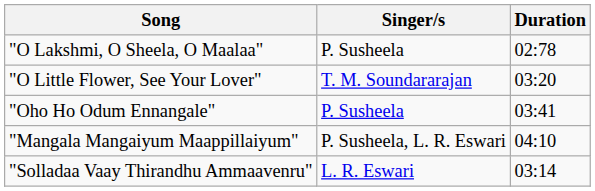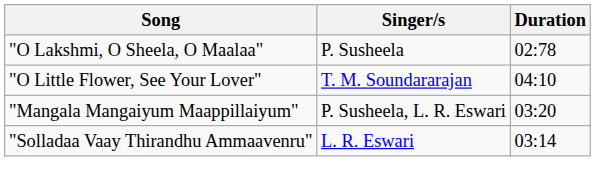(535, 80) 03:20 -> (535, 80) 04:10
- row: (112, 110)
(535, 141) 04:10 -> (535, 110) 03:20
